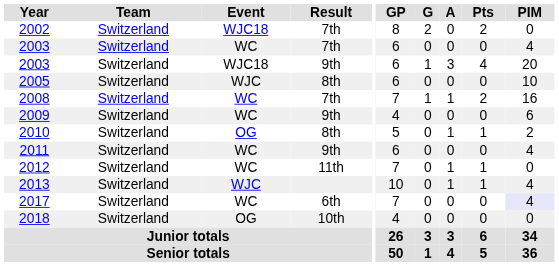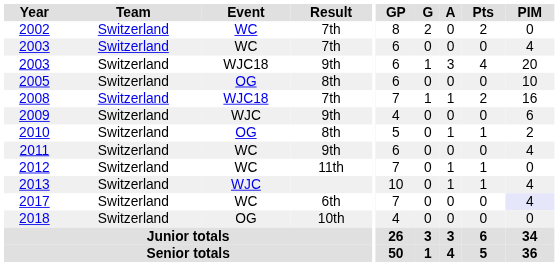(246, 29) WJC18 -> (246, 29) WC
(246, 81) WJC -> (246, 81) OG
(246, 98) WC -> (246, 98) WJC18
(246, 115) WC -> (246, 115) WJC
